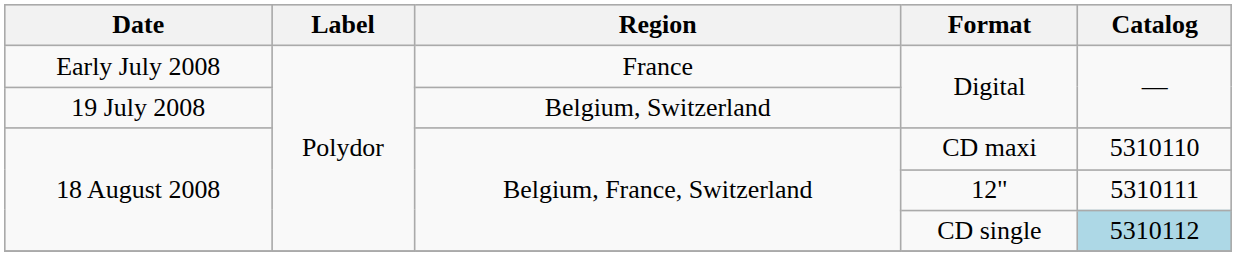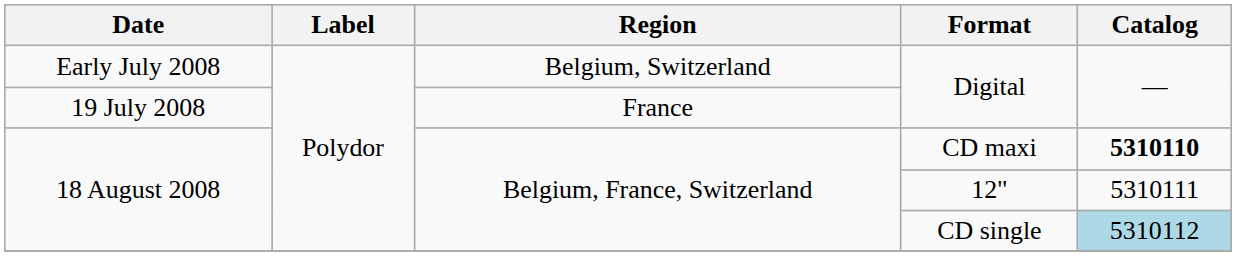(658, 66) France -> (658, 66) Belgium, Switzerland
(658, 107) Belgium, Switzerland -> (658, 107) France
(1155, 148) normal -> (1155, 148) bold
